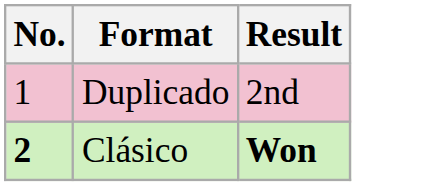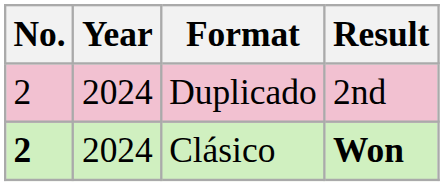+ column: (117, 33)
(22, 92) 1 -> (22, 92) 2
